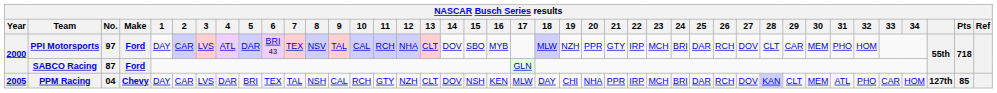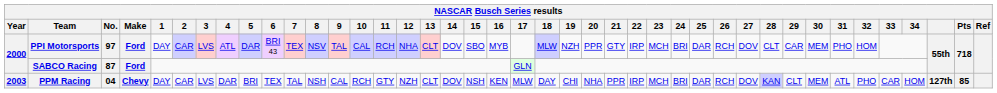(16, 81) 2005 -> (16, 81) 2003
